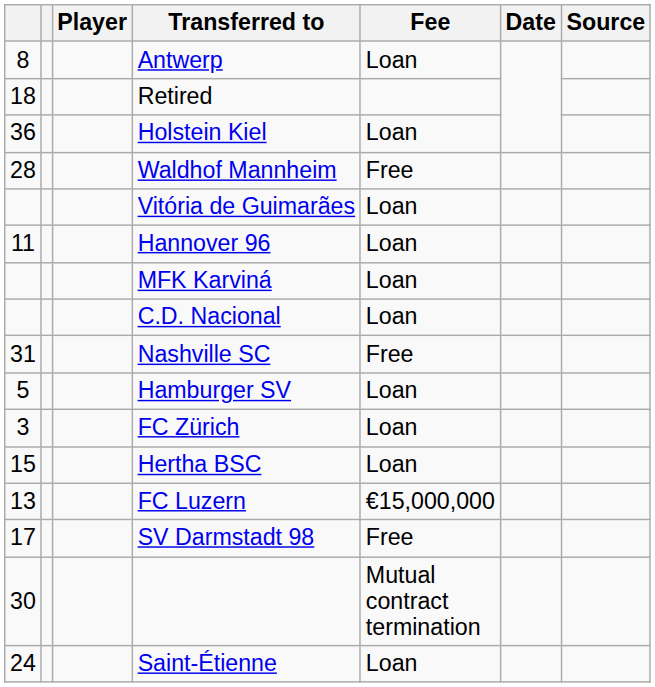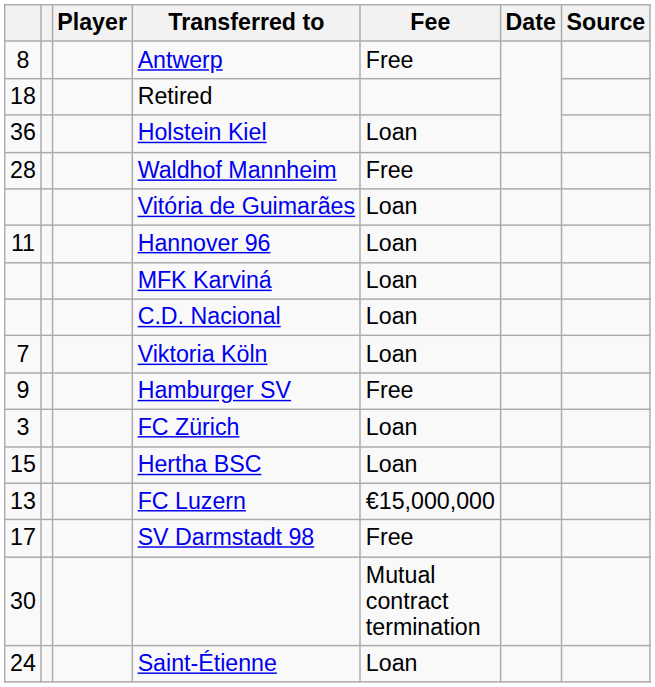(392, 59) Loan -> (390, 59) Free
- row: (204, 354)
+ row: (203, 354)
(23, 390) 5 -> (23, 390) 9
(392, 390) Loan -> (390, 390) Free
